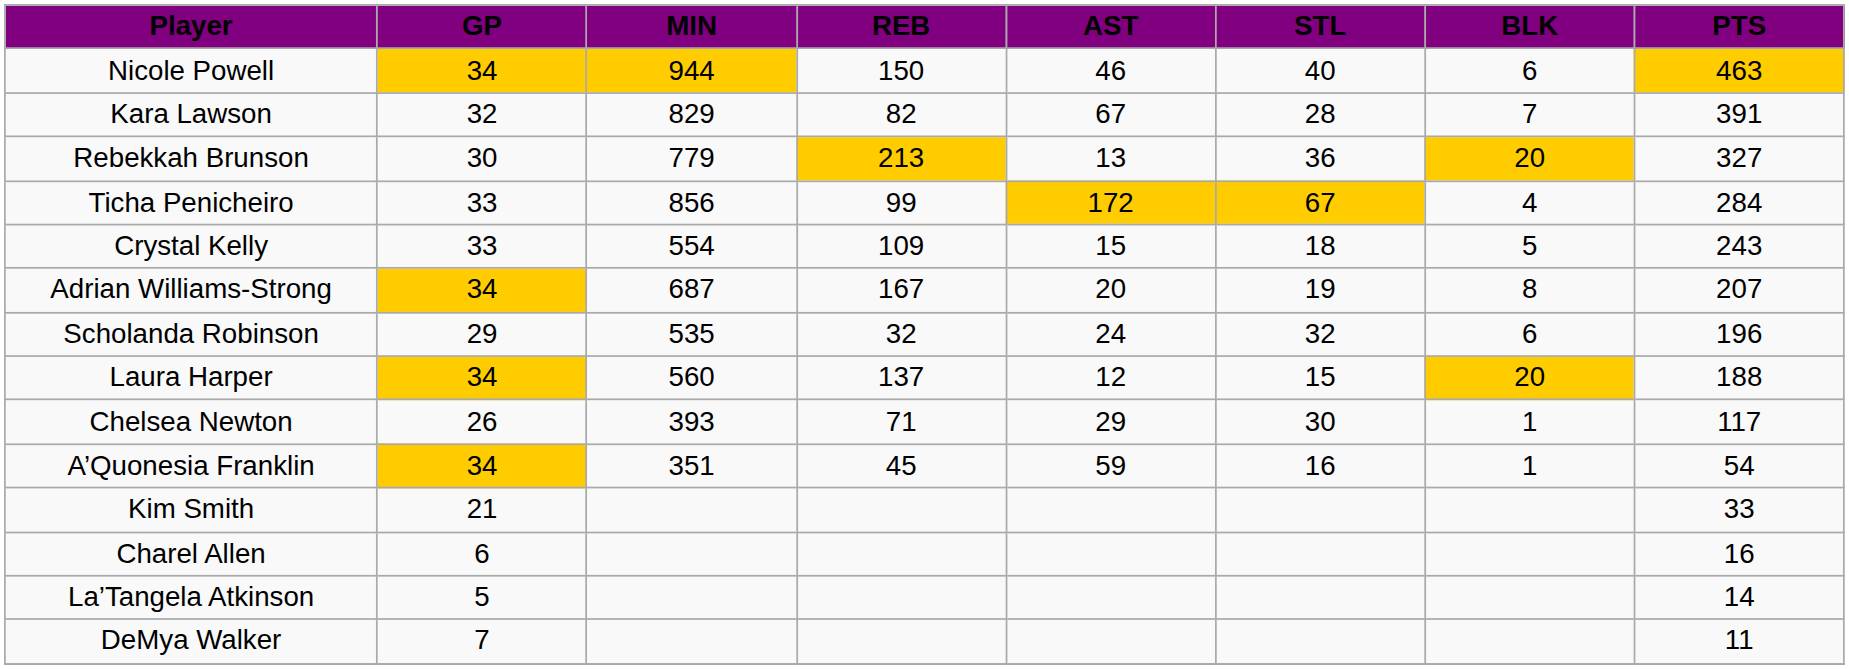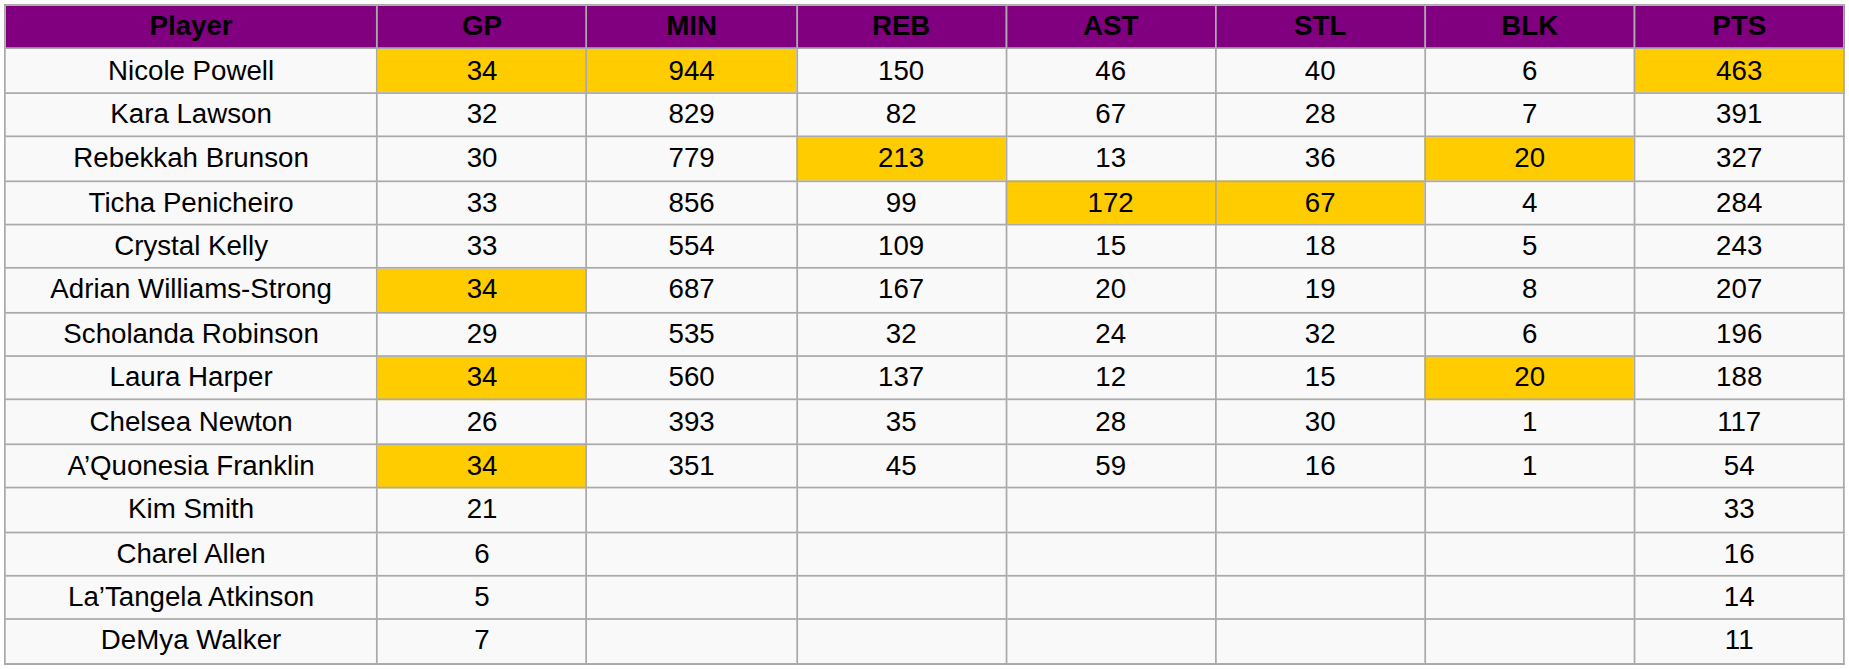(901, 421) 71 -> (901, 421) 35
(1111, 421) 29 -> (1111, 421) 28
